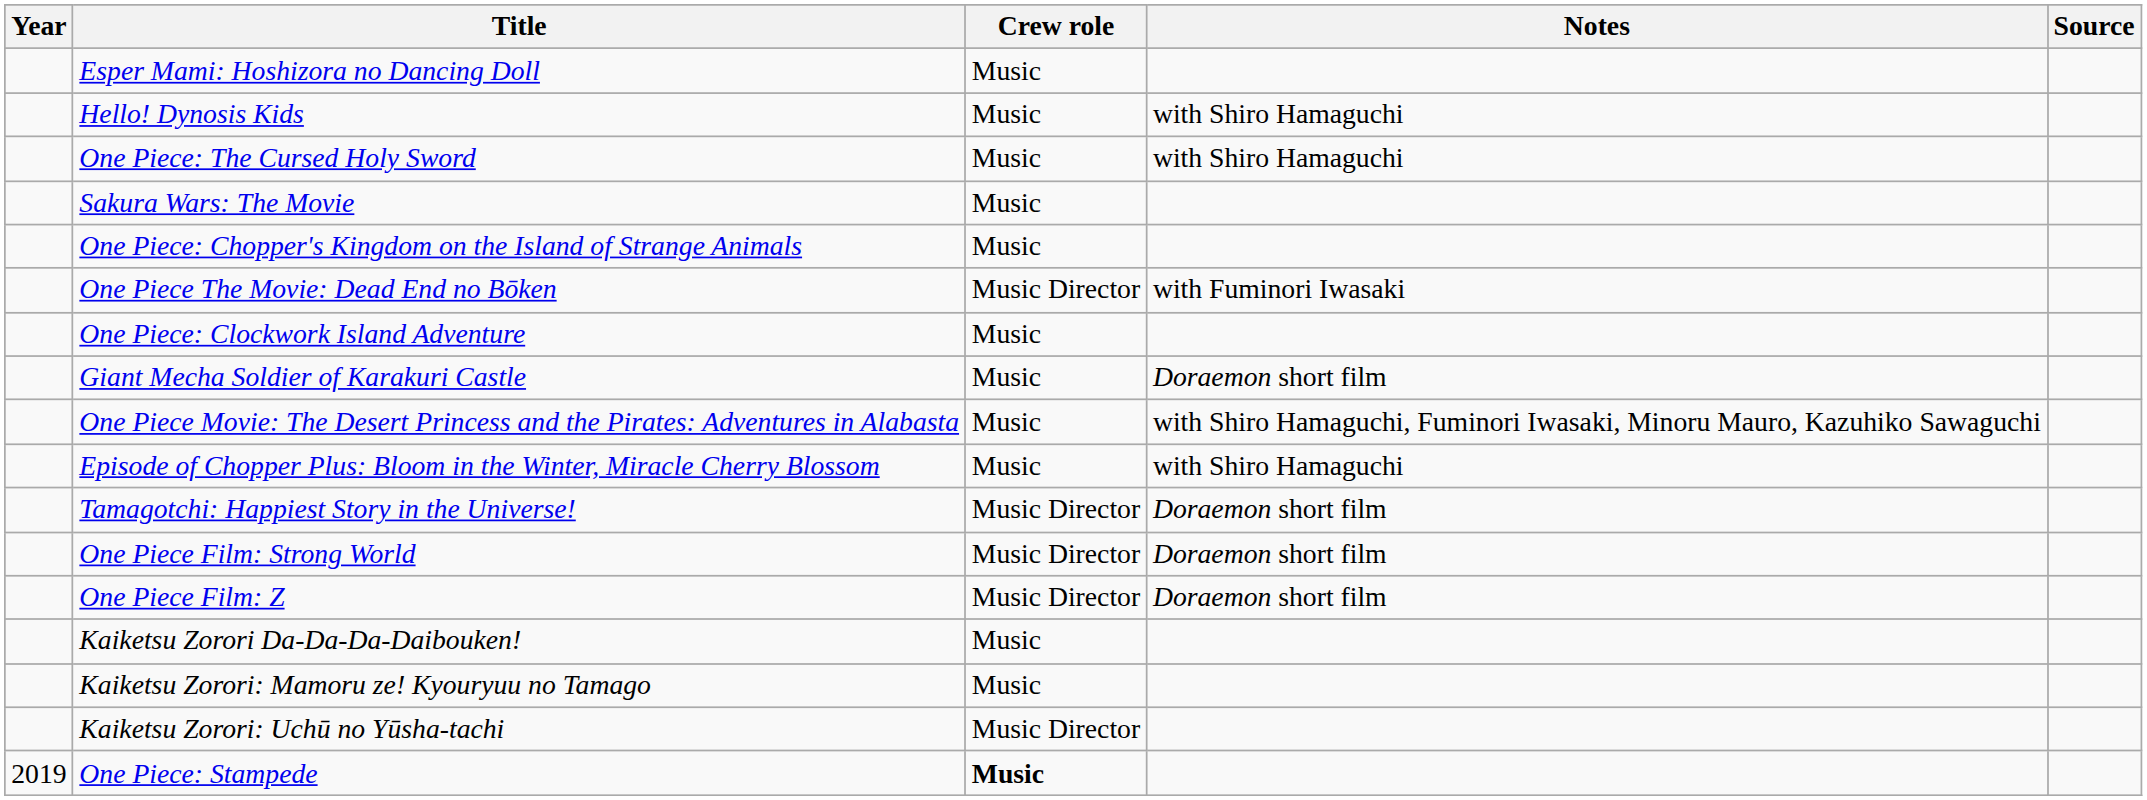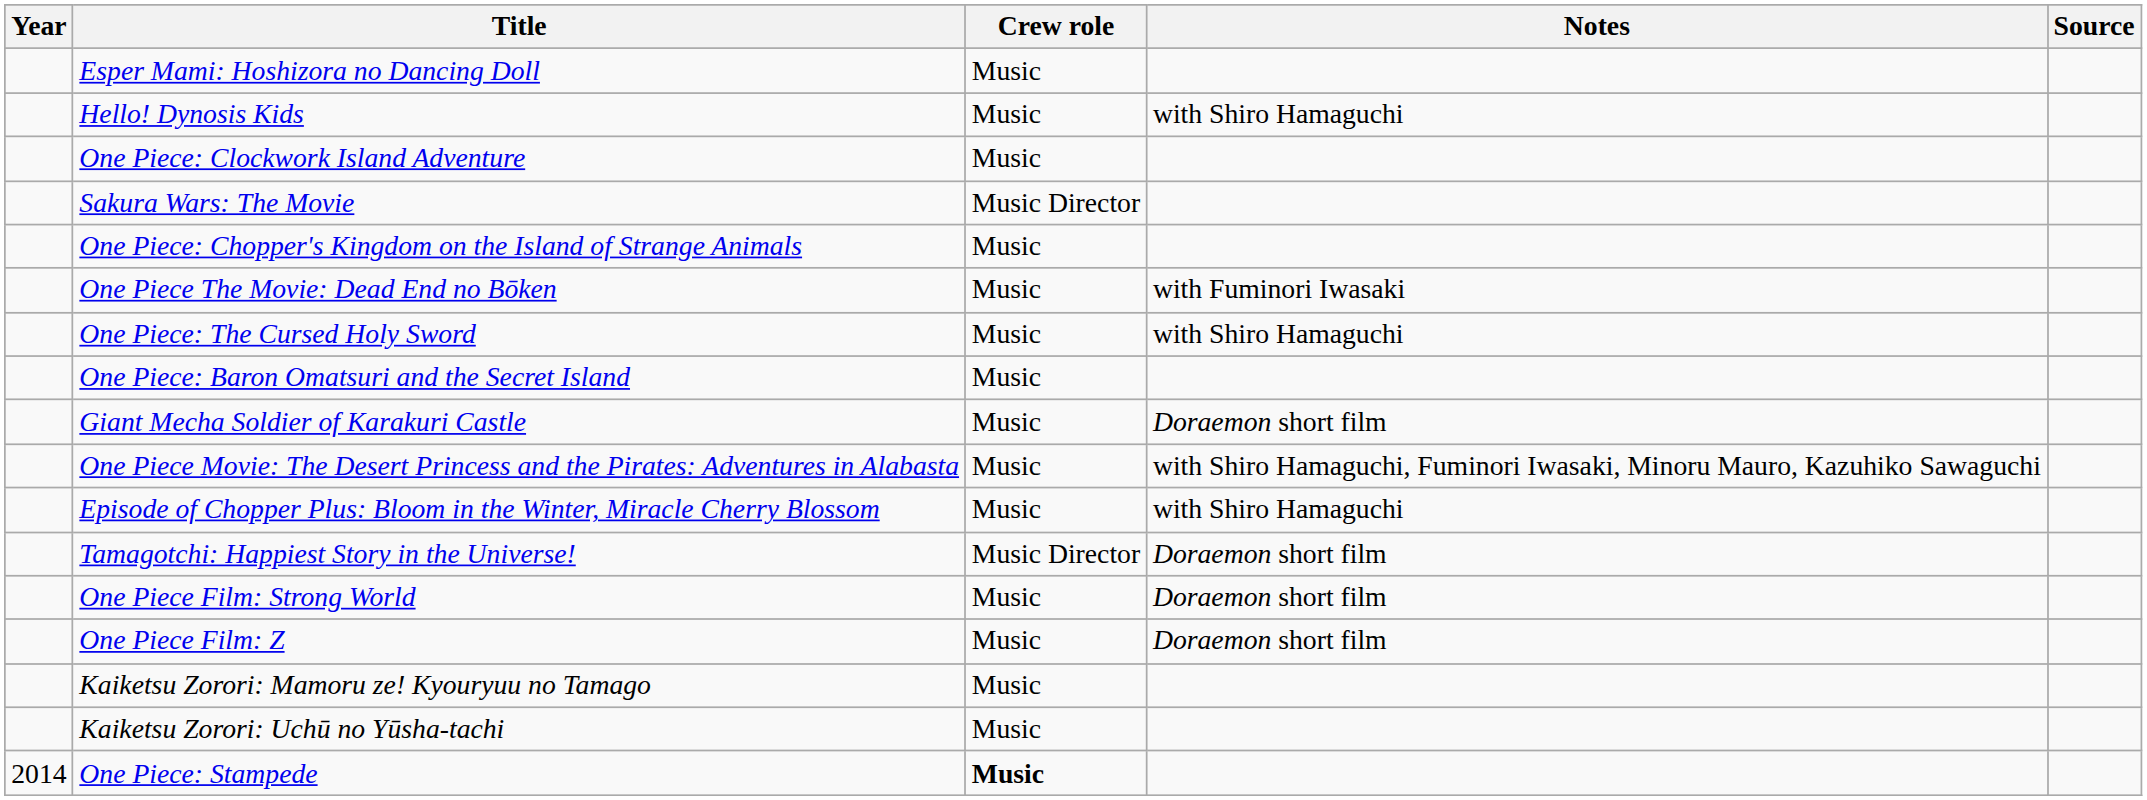rows swapped: (302, 333) <-> (278, 158)
(1006, 202) Music -> (1056, 202) Music Director
(1056, 289) Music Director -> (1006, 289) Music
+ row: (355, 377)
(1056, 553) Music Director -> (1006, 597) Music
(1056, 597) Music Director -> (1006, 641) Music
- row: (300, 641)
(1056, 728) Music Director -> (1006, 728) Music
(39, 772) 2019 -> (39, 772) 2014
